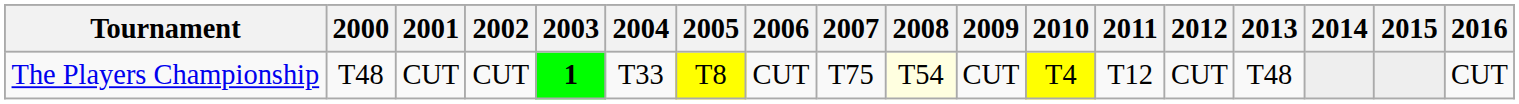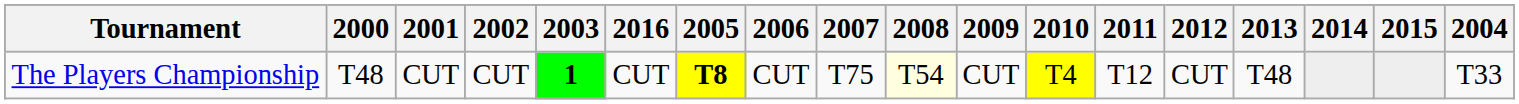columns swapped: (641, 28) <-> (1479, 28)
(711, 74) normal -> (711, 74) bold
